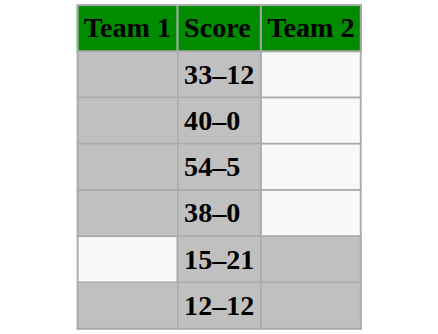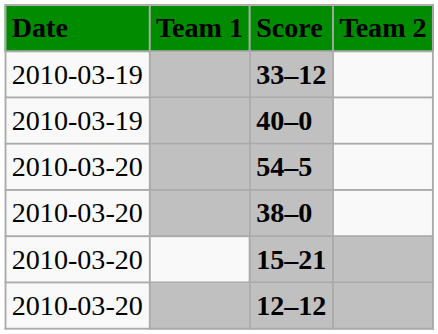+ column: (40, 27)
